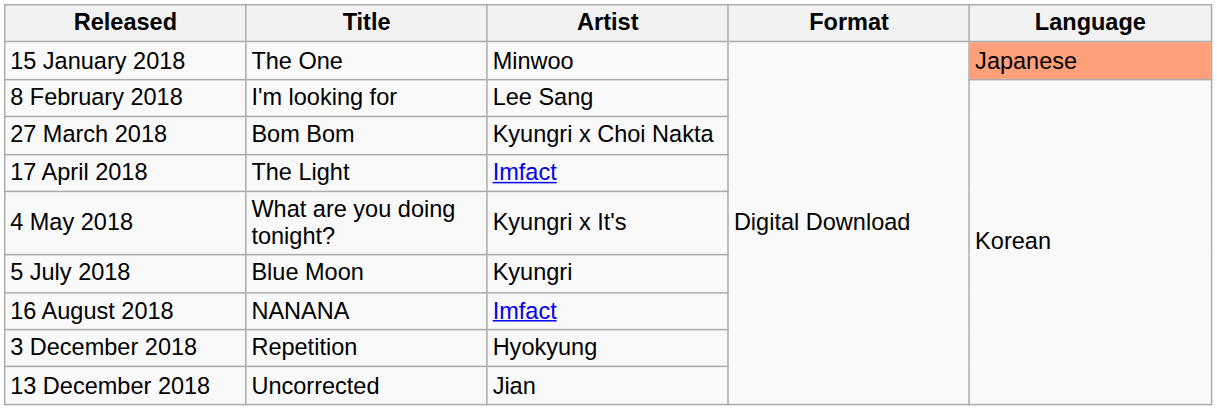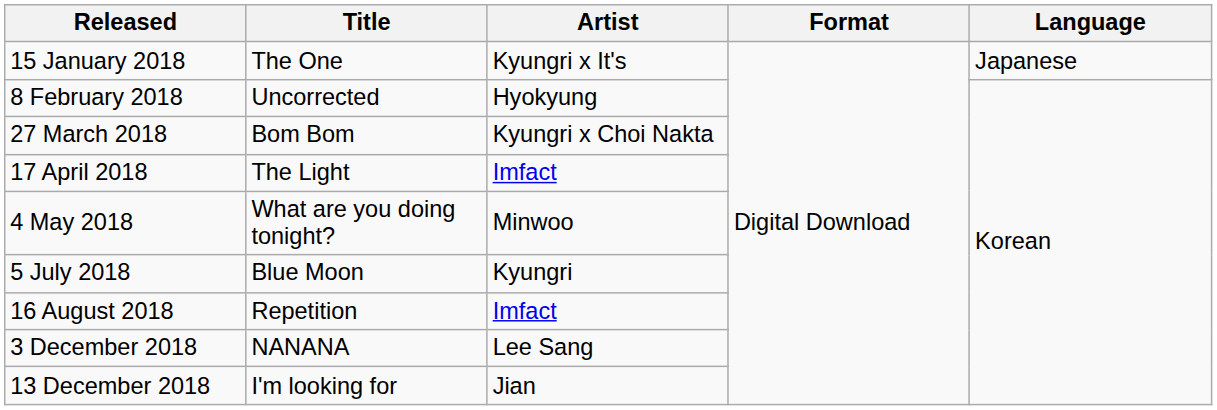(533, 60) Minwoo -> (560, 60) Kyungri x It's
(1026, 60) lightsalmon background -> (1026, 60) no background
(324, 97) I'm looking for -> (315, 97) Uncorrected
(543, 97) Lee Sang -> (545, 97) Hyokyung
(560, 222) Kyungri x It's -> (533, 222) Minwoo
(300, 310) NANANA -> (304, 310) Repetition
(304, 348) Repetition -> (300, 348) NANANA
(545, 348) Hyokyung -> (543, 348) Lee Sang
(315, 385) Uncorrected -> (324, 385) I'm looking for
